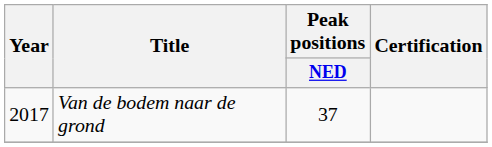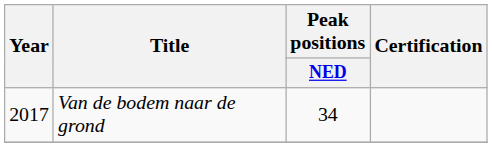(328, 114) 37 -> (328, 114) 34
